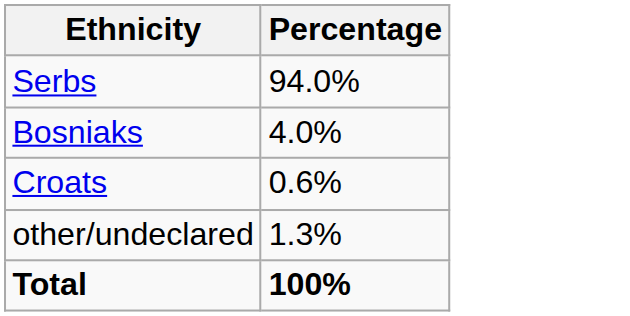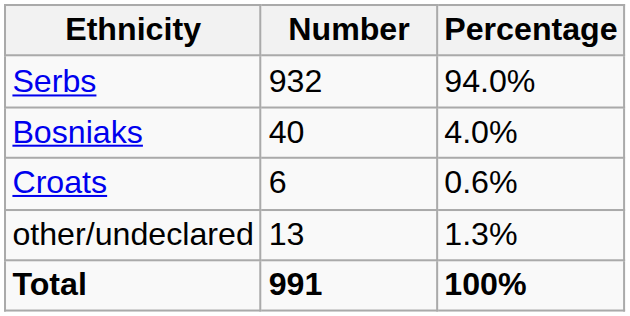+ column: (349, 30)
